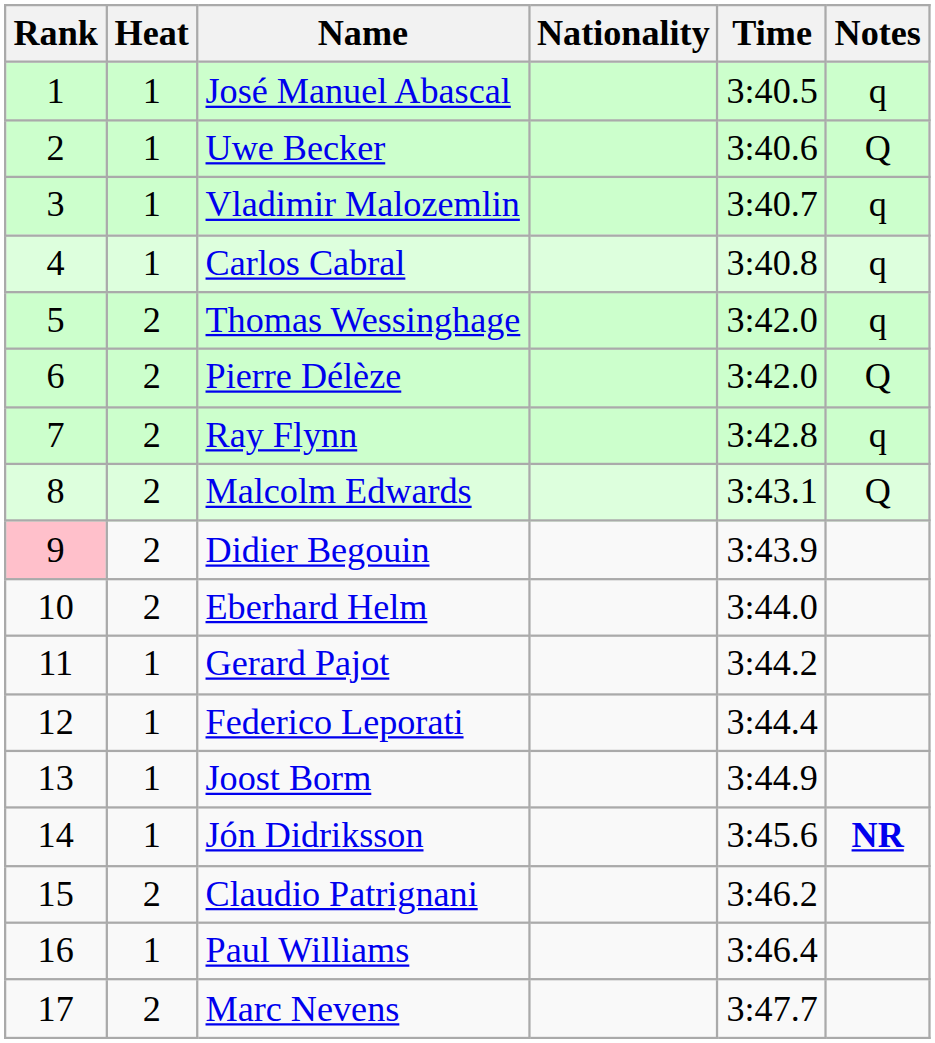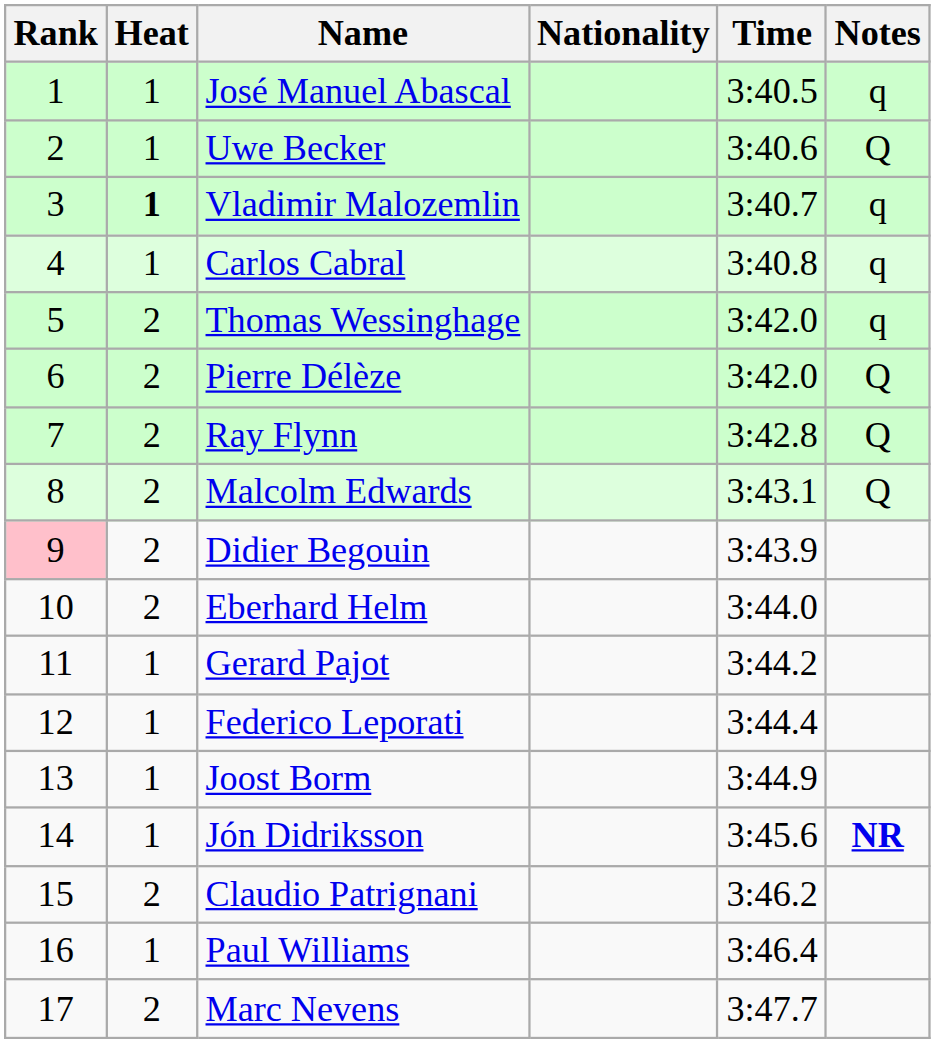(152, 205) normal -> (152, 205) bold
(878, 434) q -> (878, 434) Q
